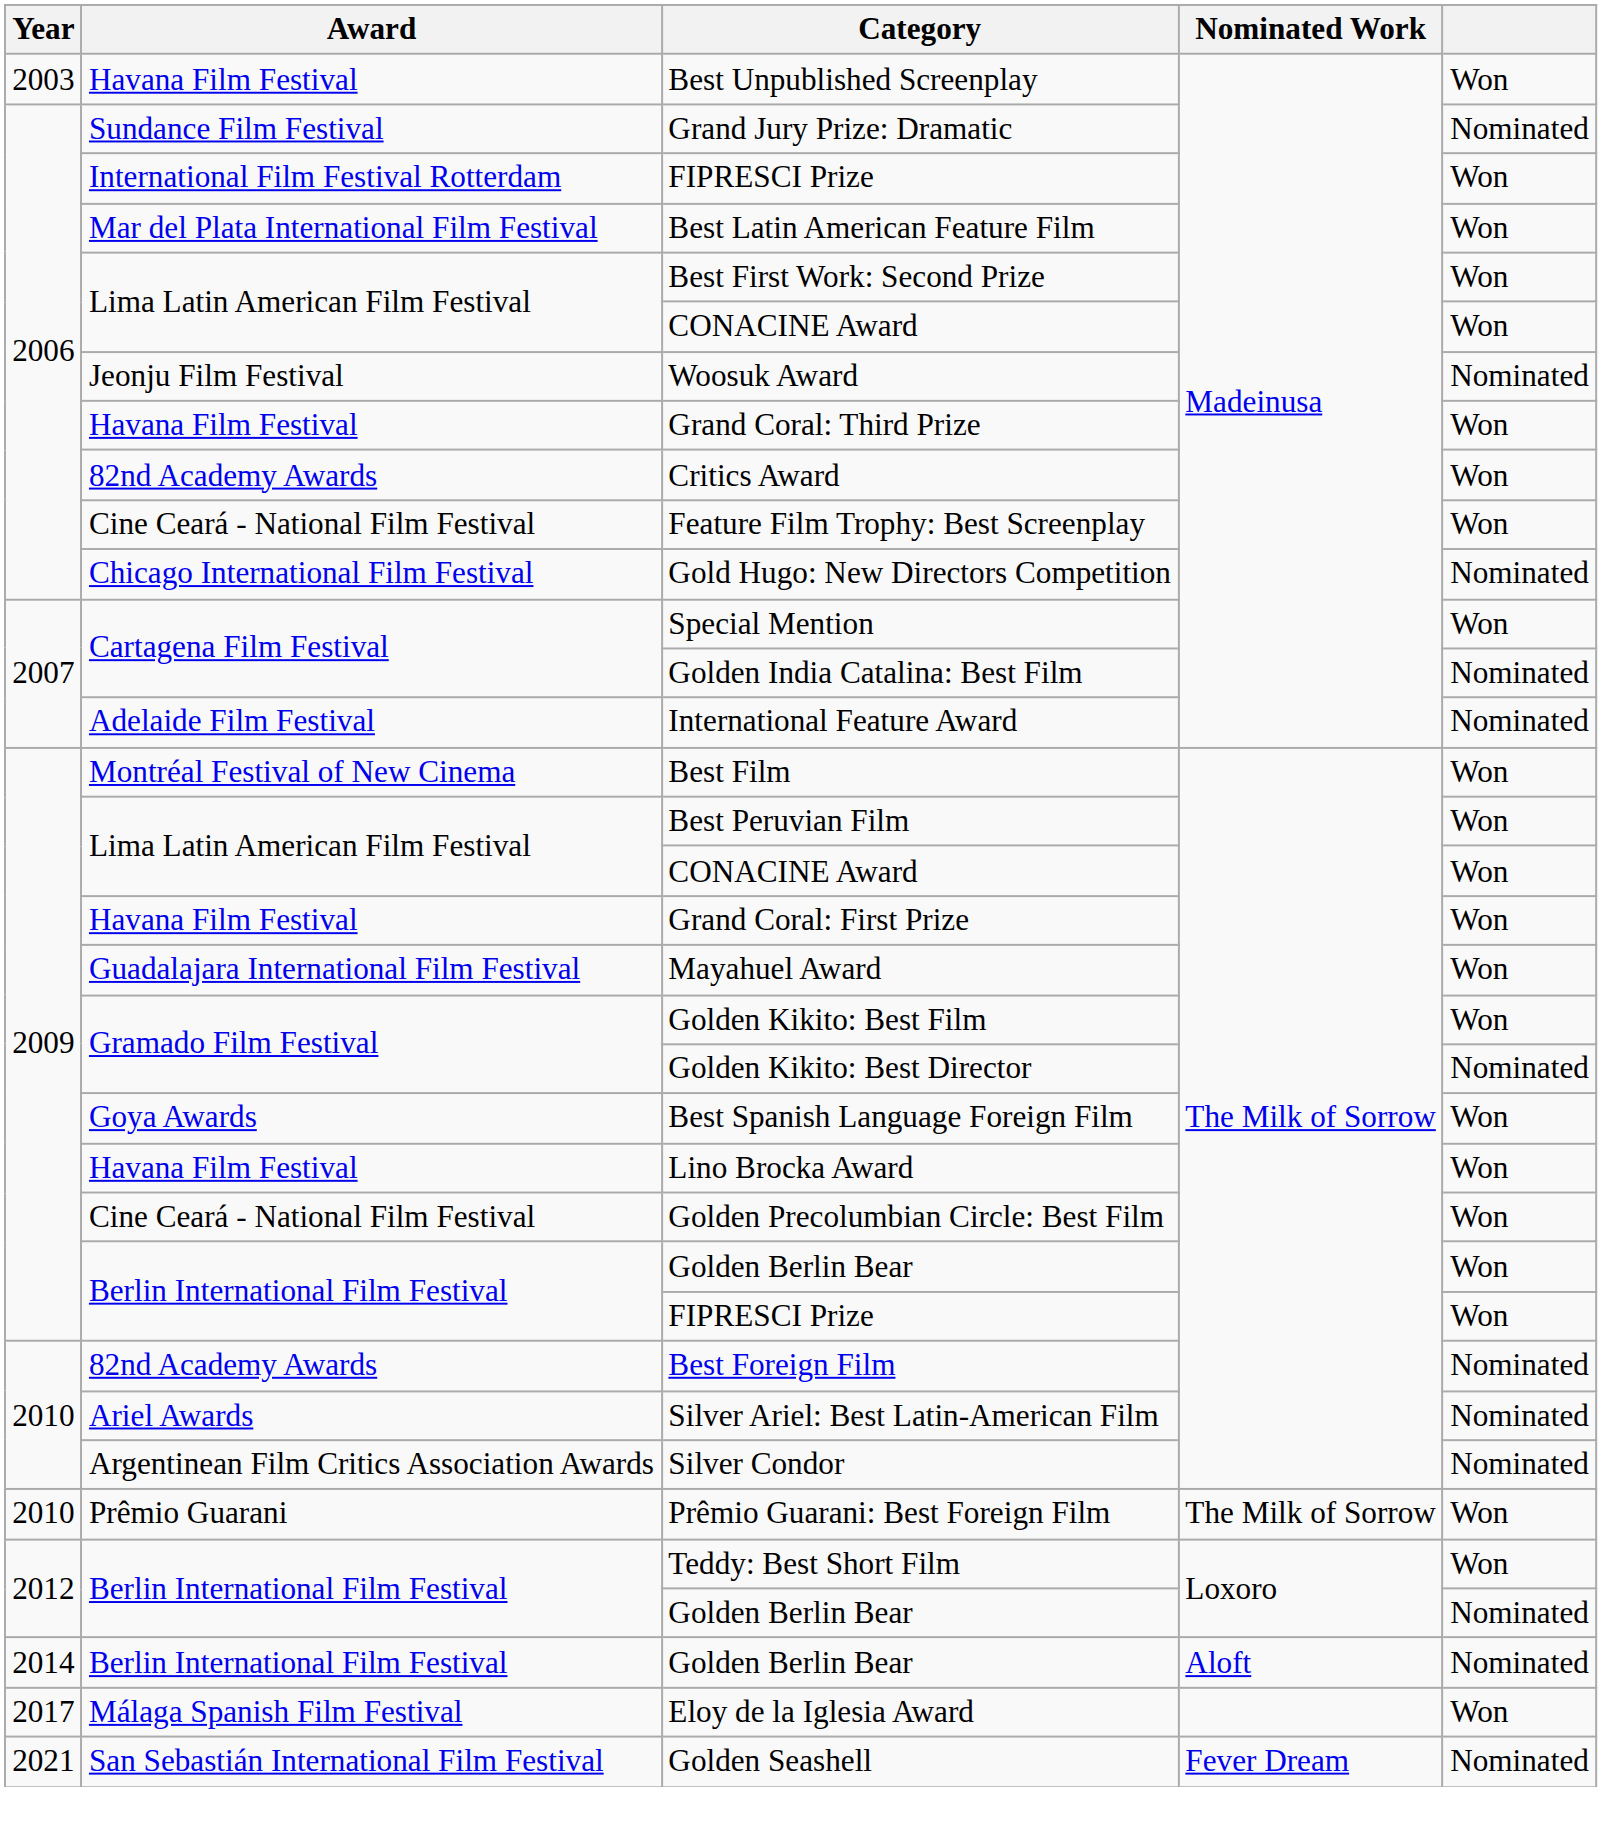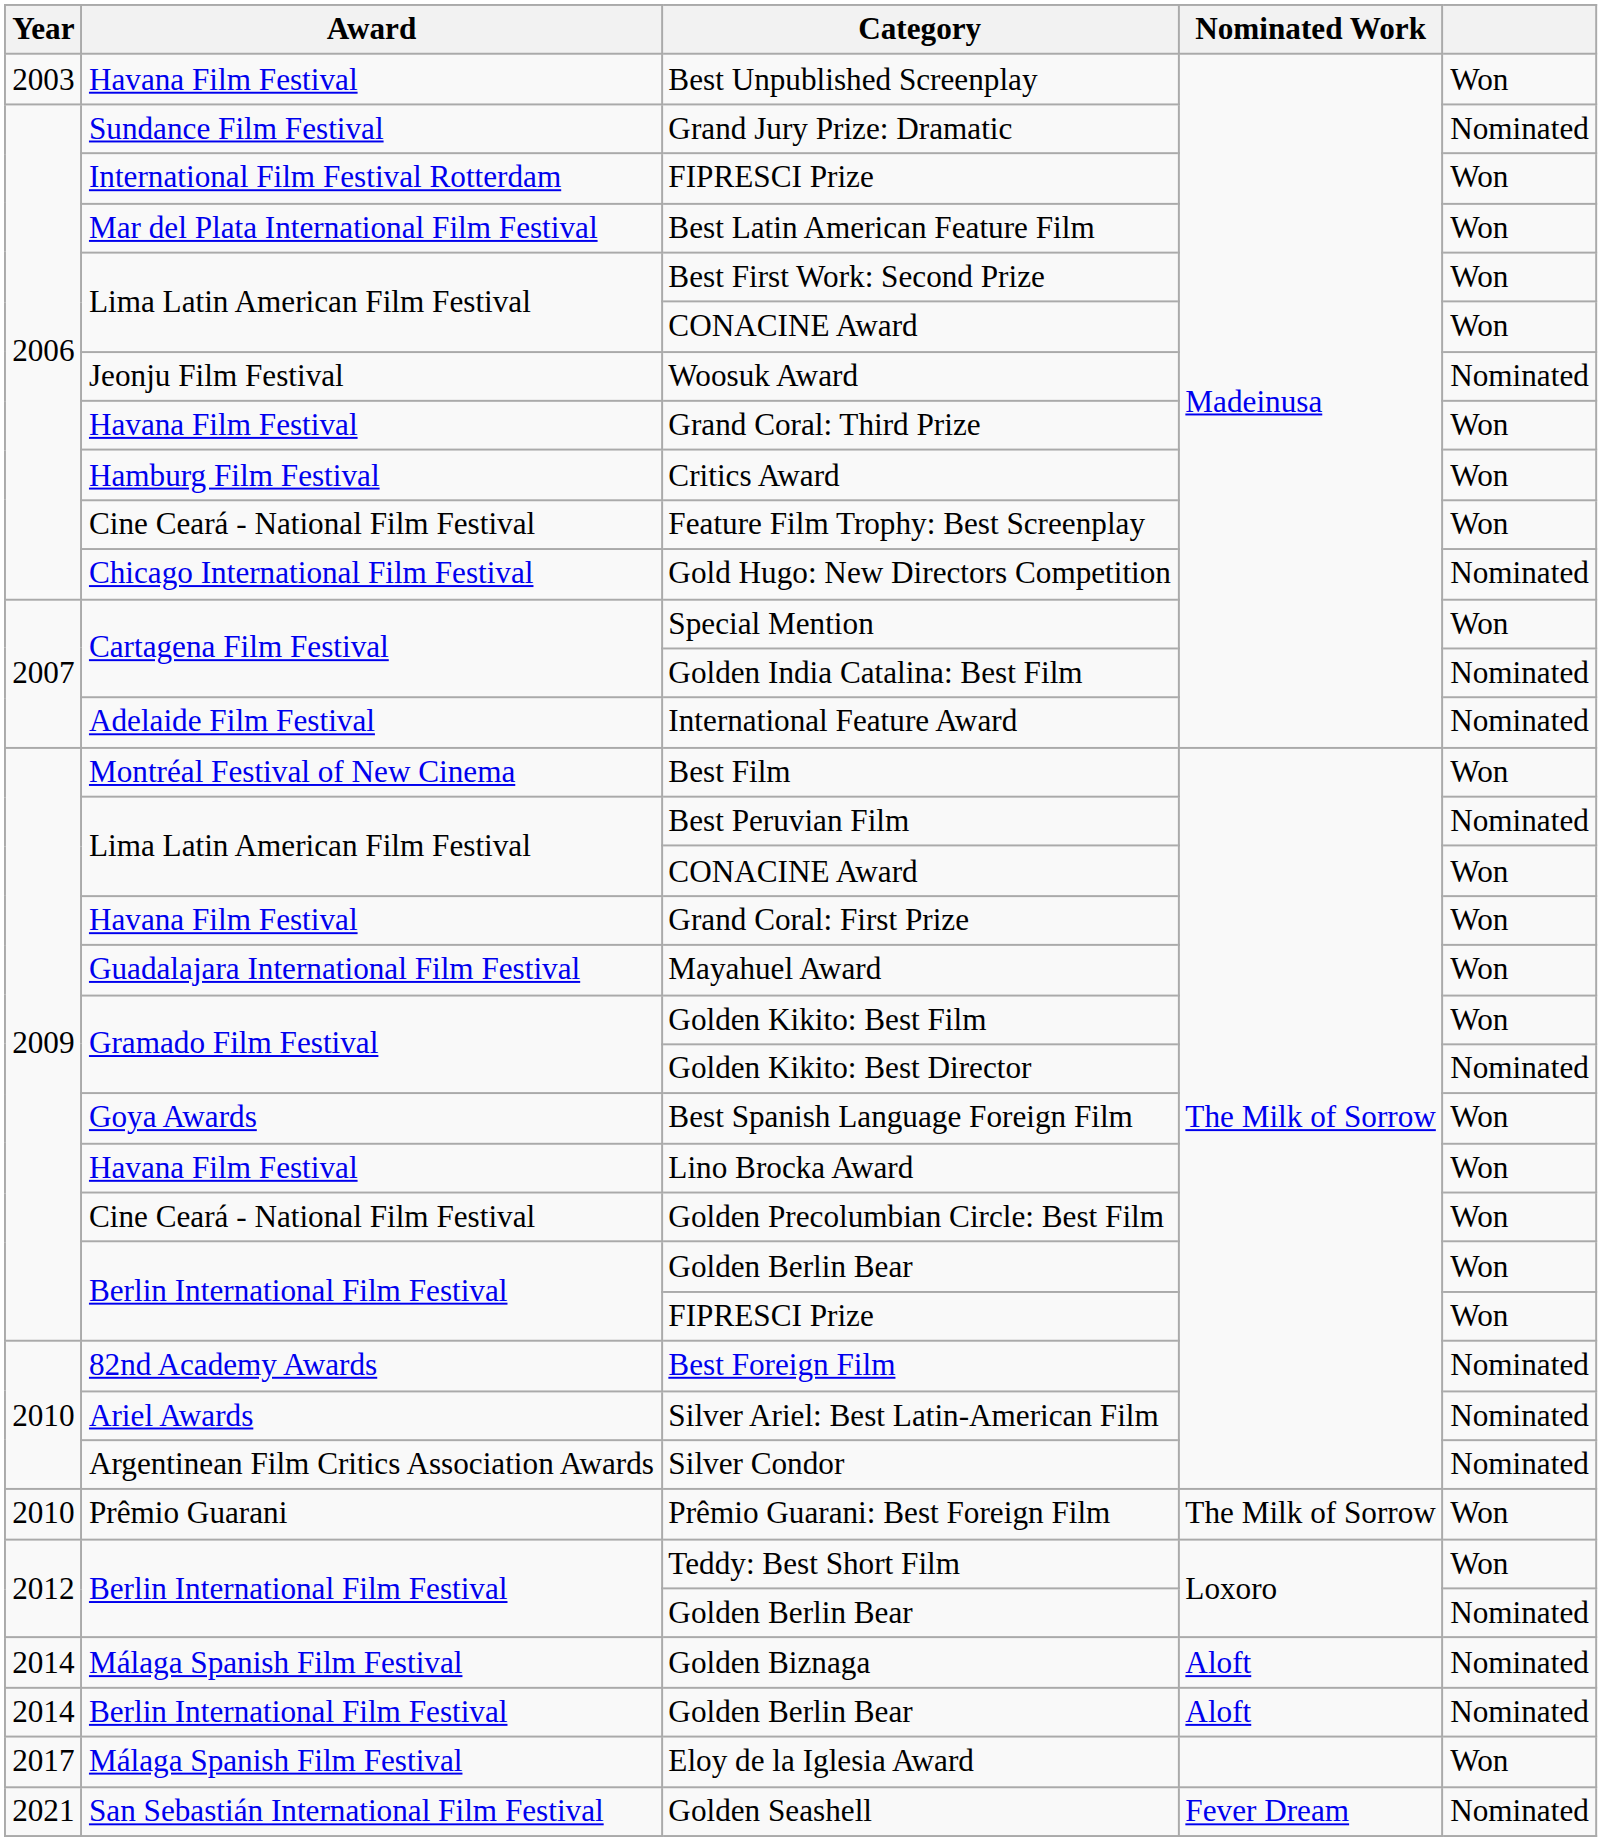(233, 474) 82nd Academy Awards -> (234, 474) Hamburg Film Festival
(1479, 820) Won -> (1520, 820) Nominated
+ row: (43, 1662)
